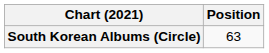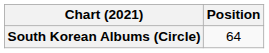(234, 36) 63 -> (234, 36) 64
